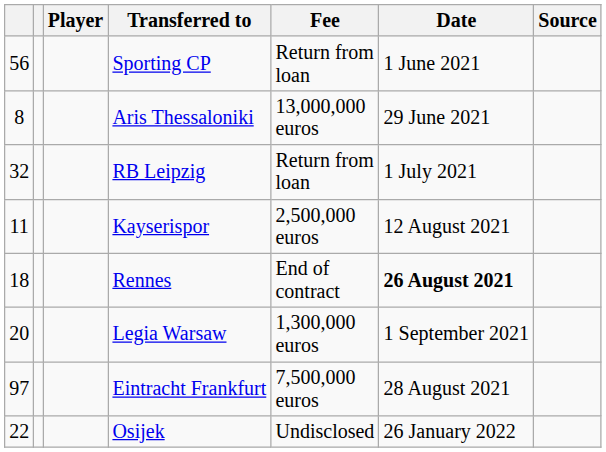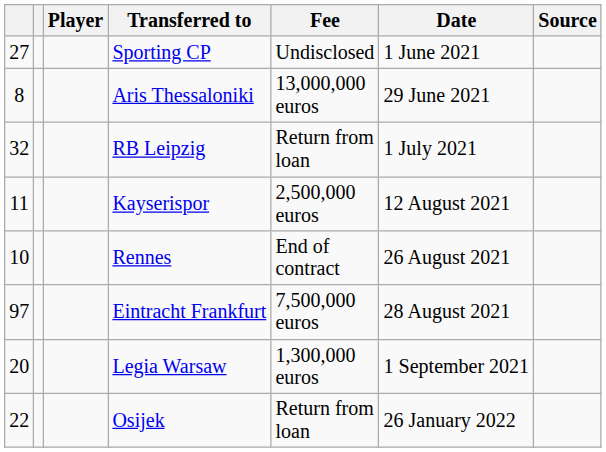(19, 63) 56 -> (19, 52) 27
(325, 63) Return from loan -> (325, 52) Undisclosed
(19, 280) 18 -> (19, 257) 10
(449, 280) bold -> (447, 257) normal
rows swapped: (189, 388) <-> (169, 334)
(325, 431) Undisclosed -> (325, 420) Return from loan
